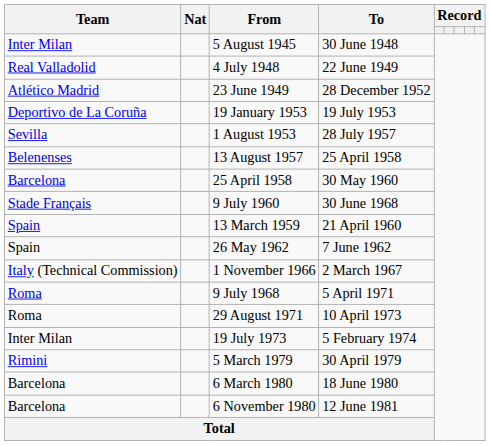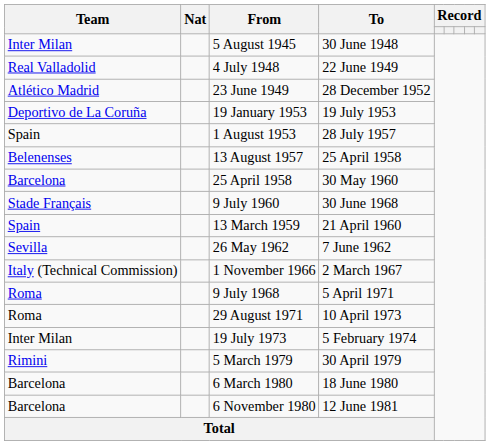(28, 135) Sevilla -> (24, 135) Spain
(24, 248) Spain -> (28, 248) Sevilla
